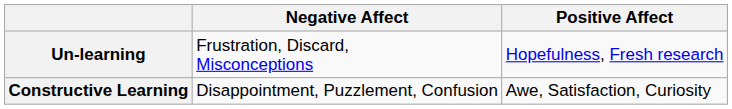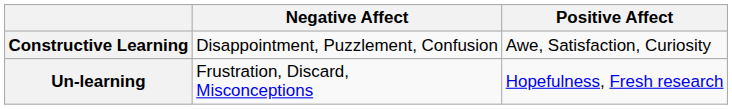rows swapped: (98, 90) <-> (98, 54)
